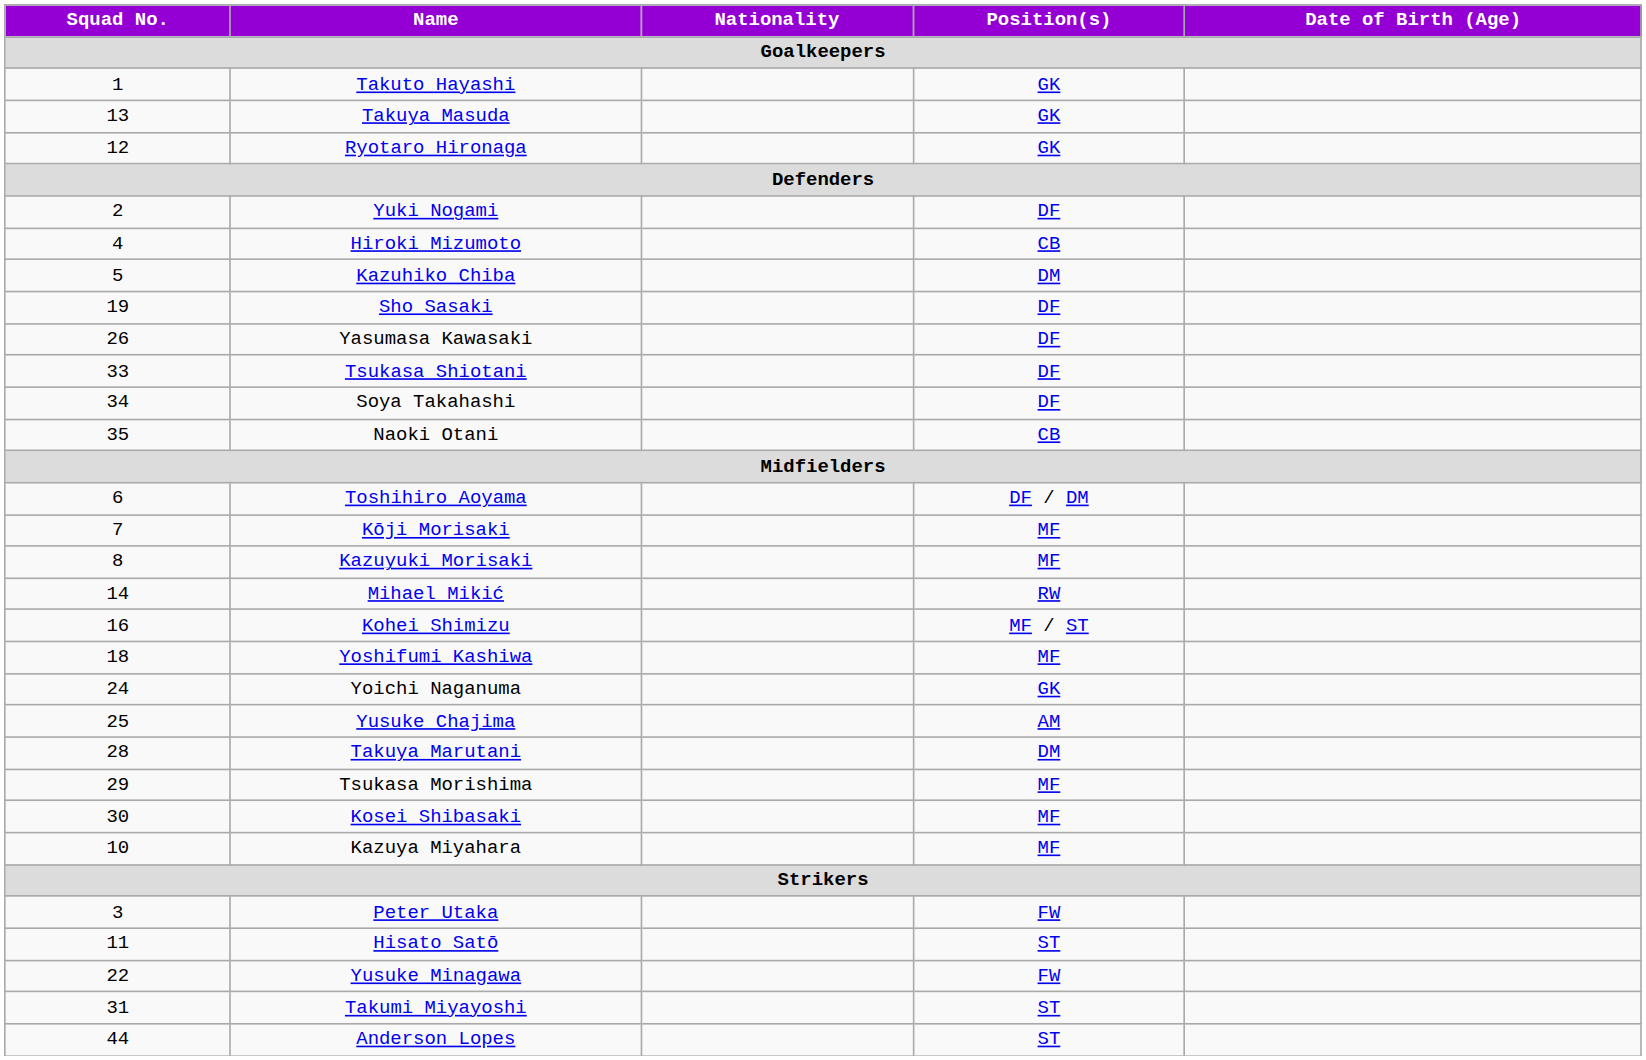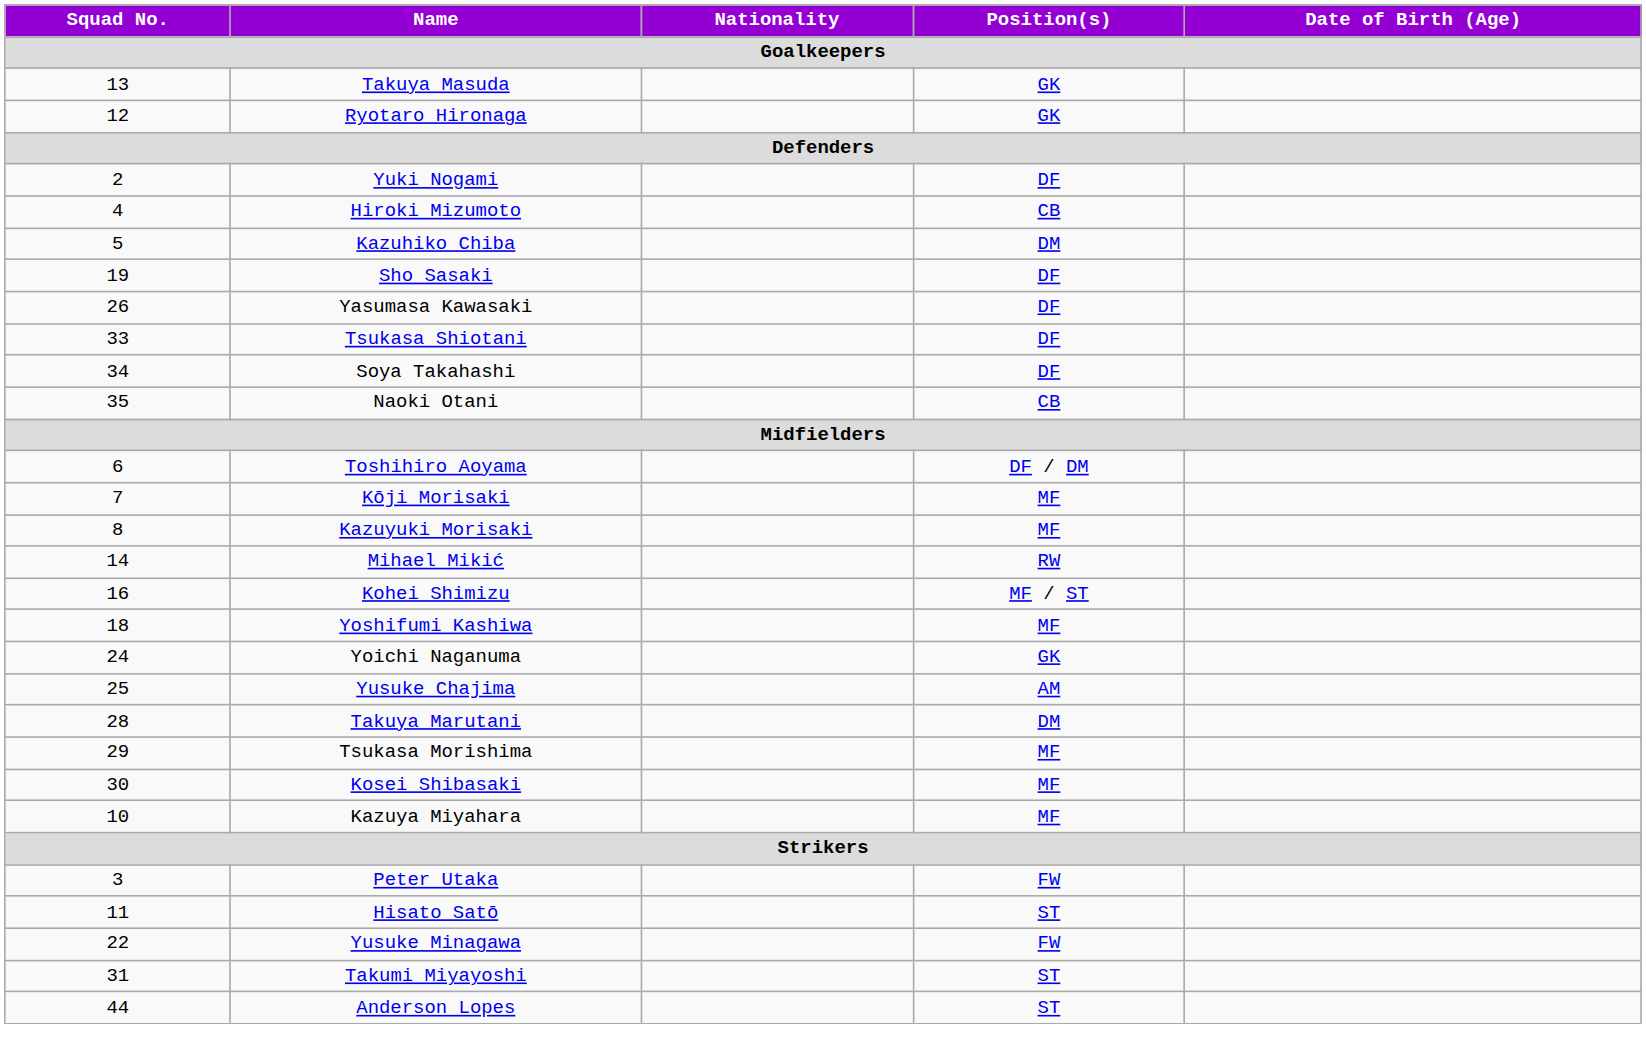- row: (436, 84)
